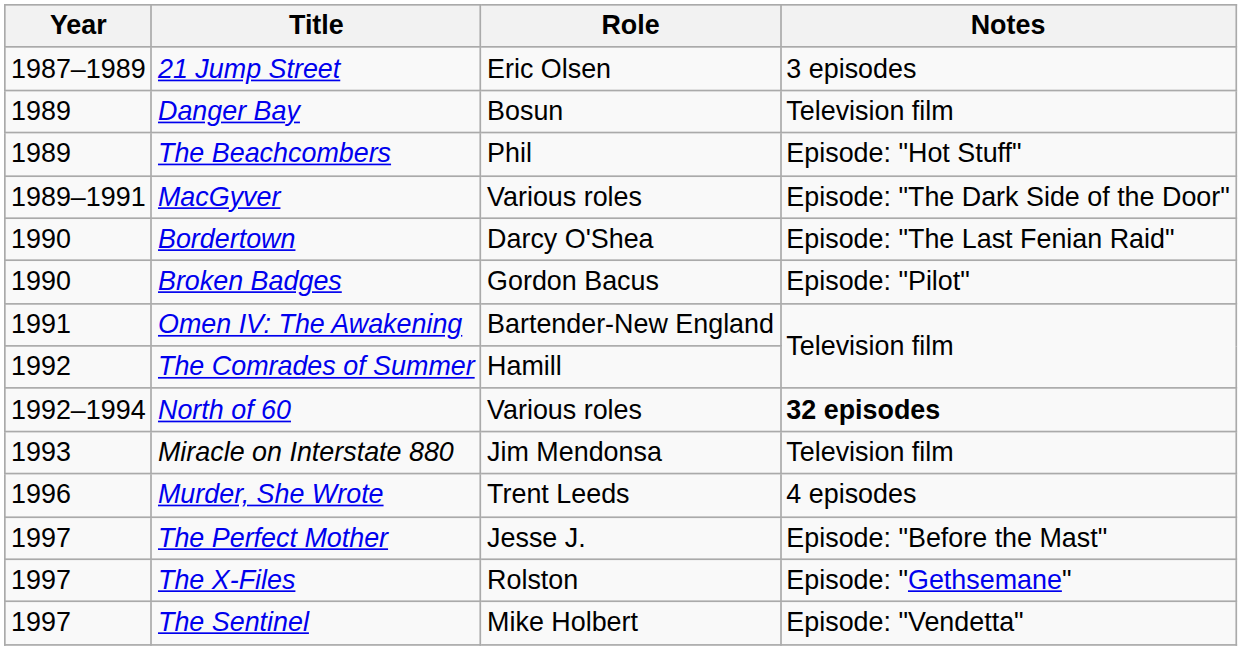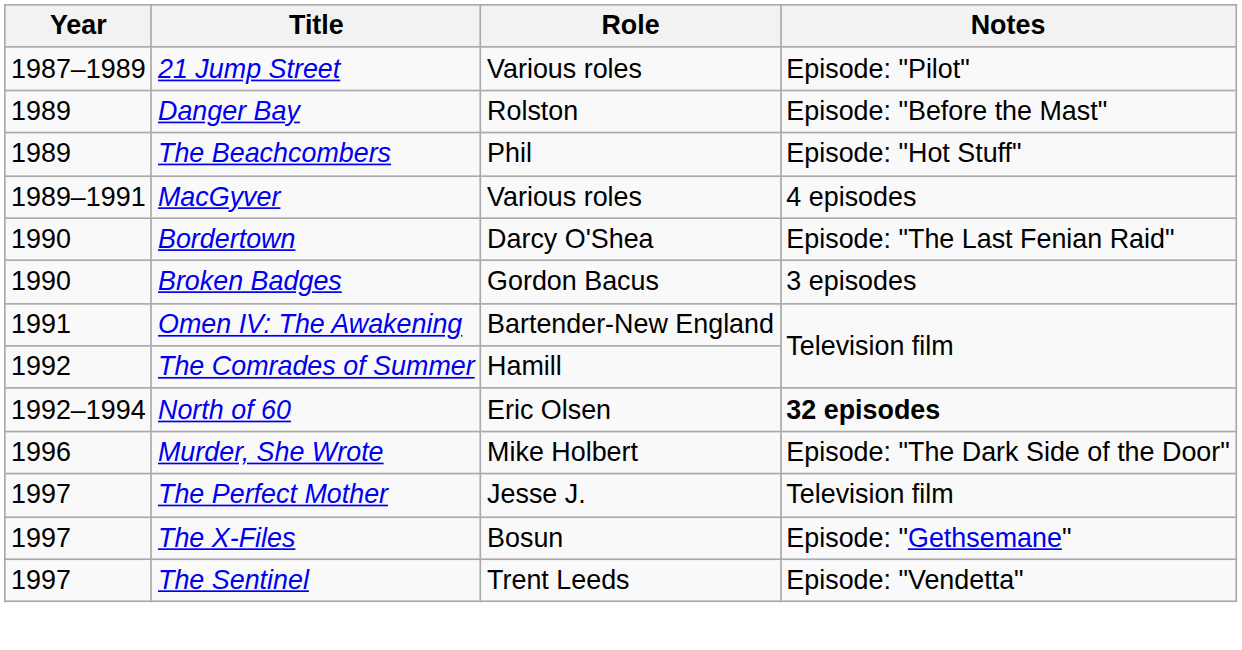(549, 68) Eric Olsen -> (565, 68) Various roles
(851, 68) 3 episodes -> (878, 68) Episode: "Pilot"
(525, 111) Bosun -> (533, 111) Rolston
(870, 111) Television film -> (947, 111) Episode: "Before the Mast"
(1008, 196) Episode: "The Dark Side of the Door" -> (851, 196) 4 episodes
(878, 281) Episode: "Pilot" -> (851, 281) 3 episodes
(565, 409) Various roles -> (549, 409) Eric Olsen
- row: (306, 452)
(558, 494) Trent Leeds -> (563, 452) Mike Holbert
(851, 494) 4 episodes -> (1008, 452) Episode: "The Dark Side of the Door"
(947, 537) Episode: "Before the Mast" -> (870, 494) Television film
(533, 580) Rolston -> (525, 537) Bosun
(563, 622) Mike Holbert -> (558, 580) Trent Leeds
